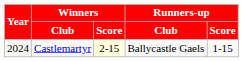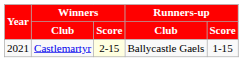(18, 48) 2024 -> (18, 48) 2021
